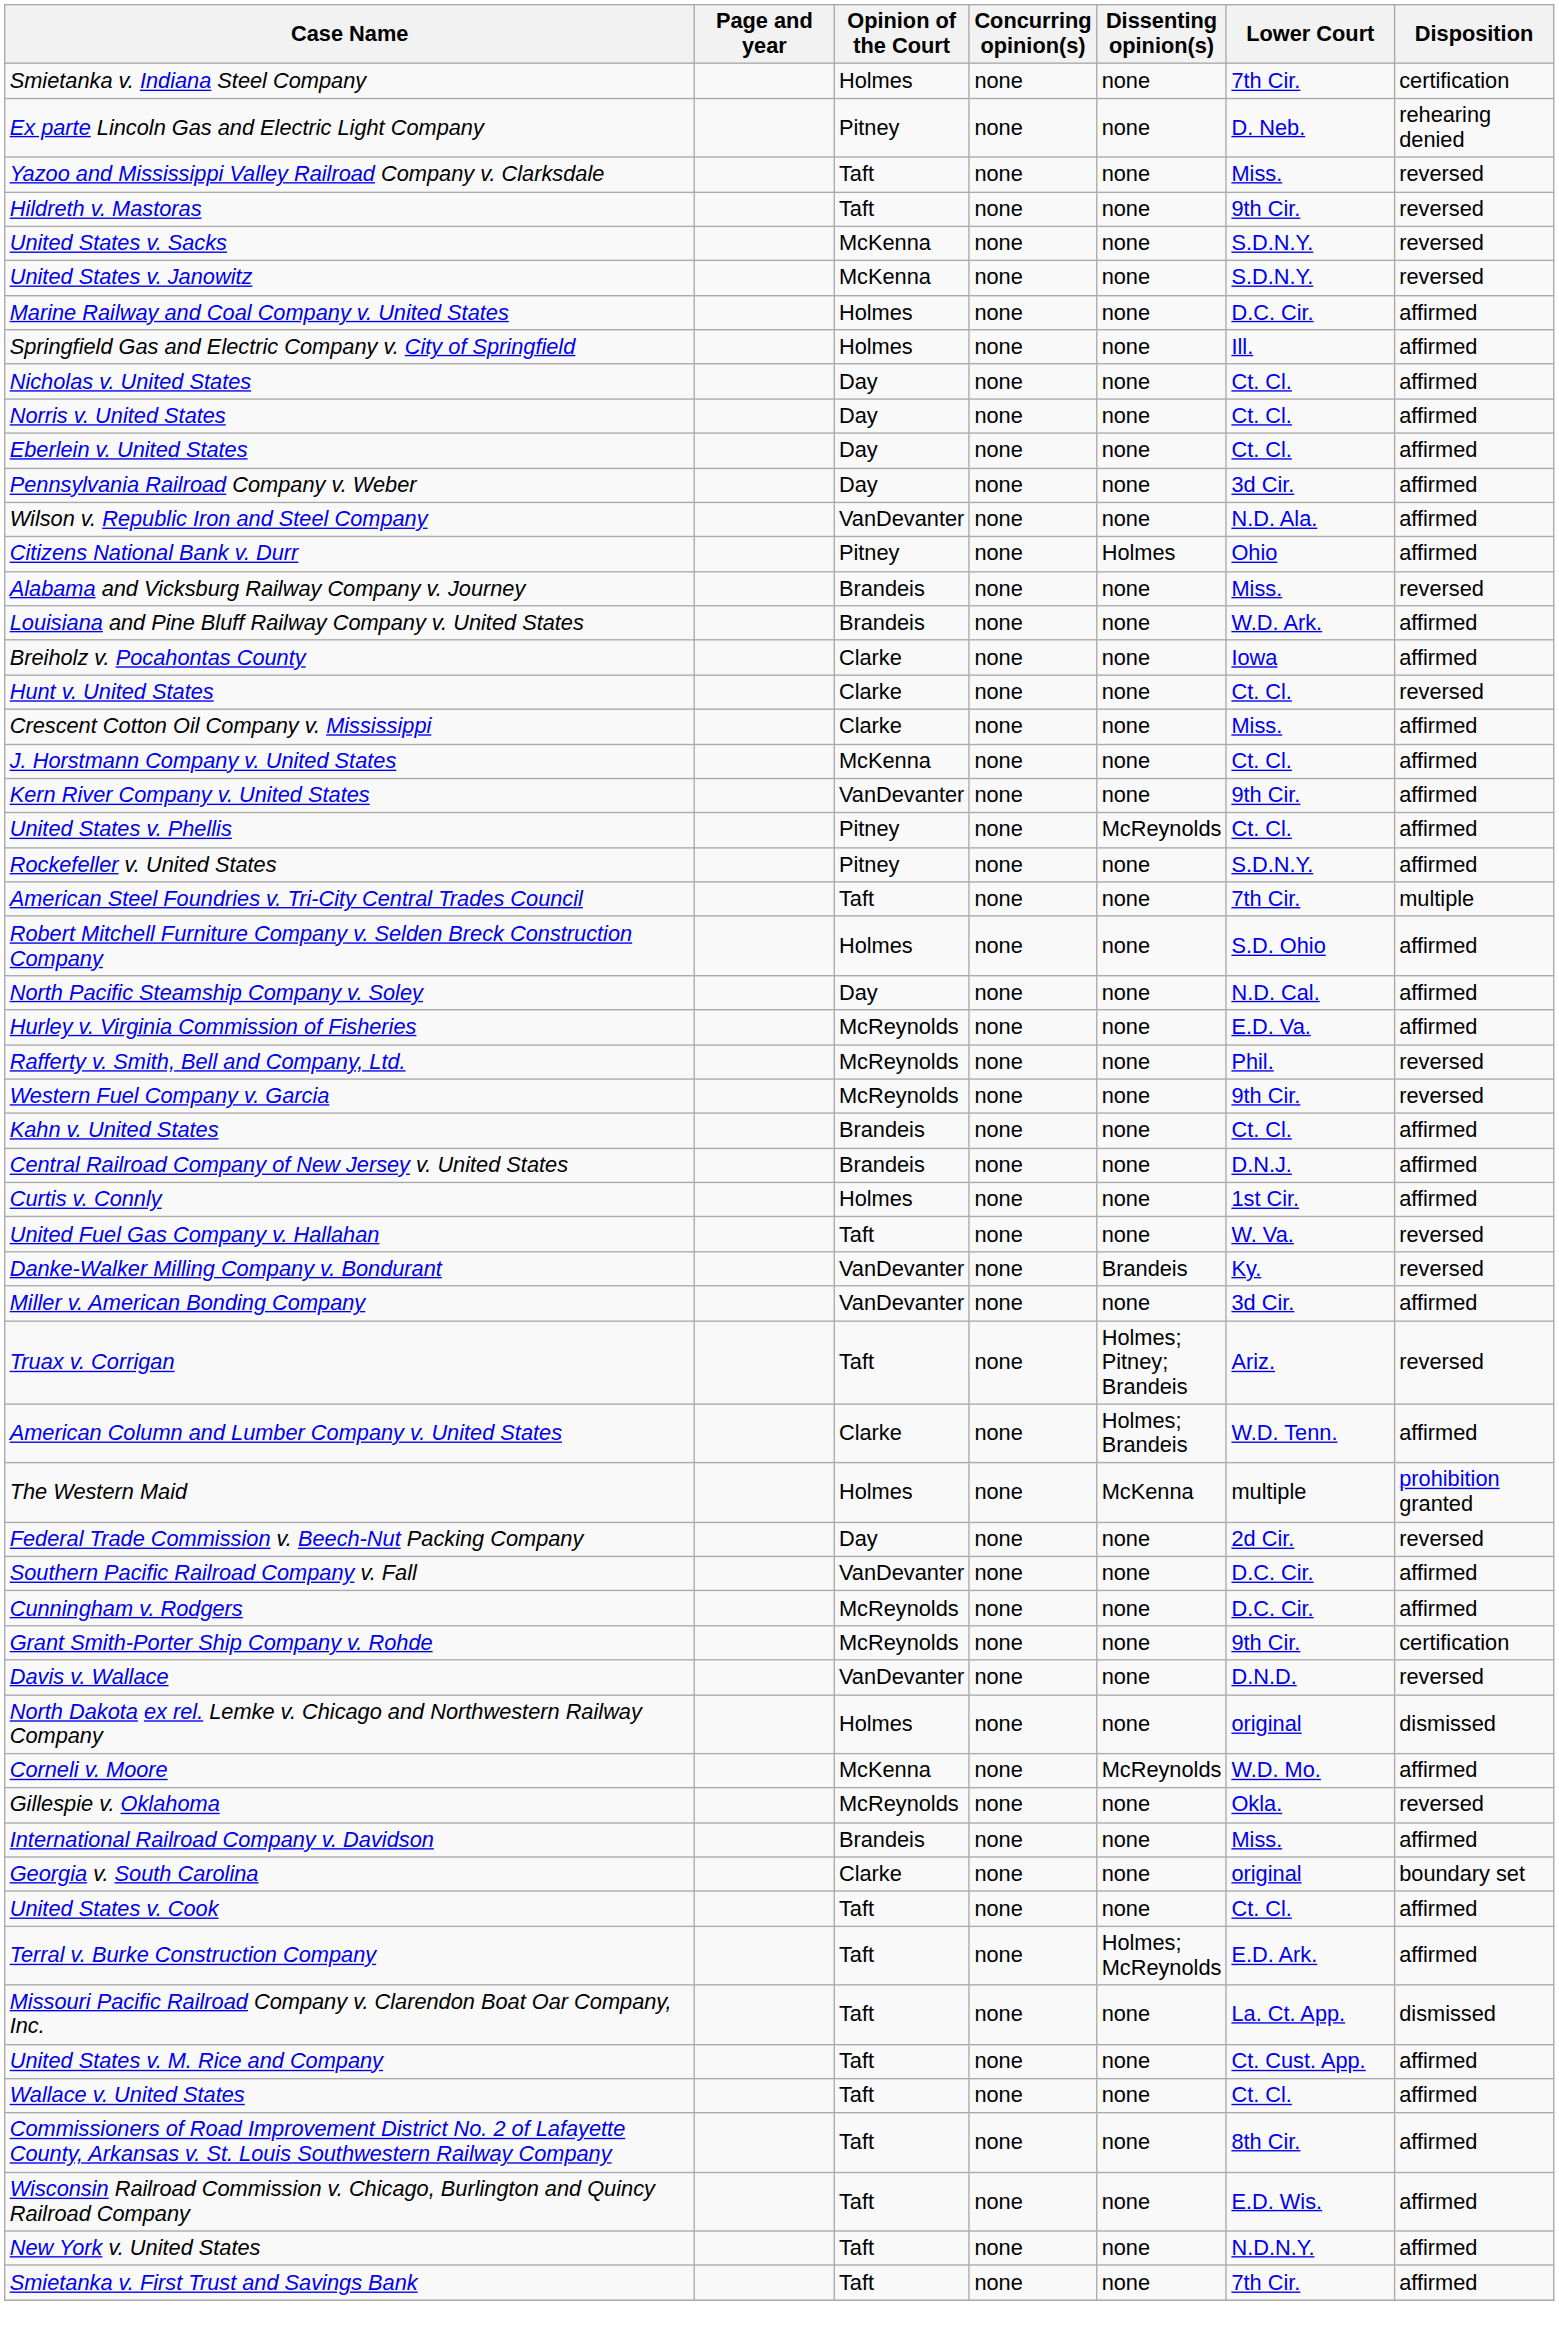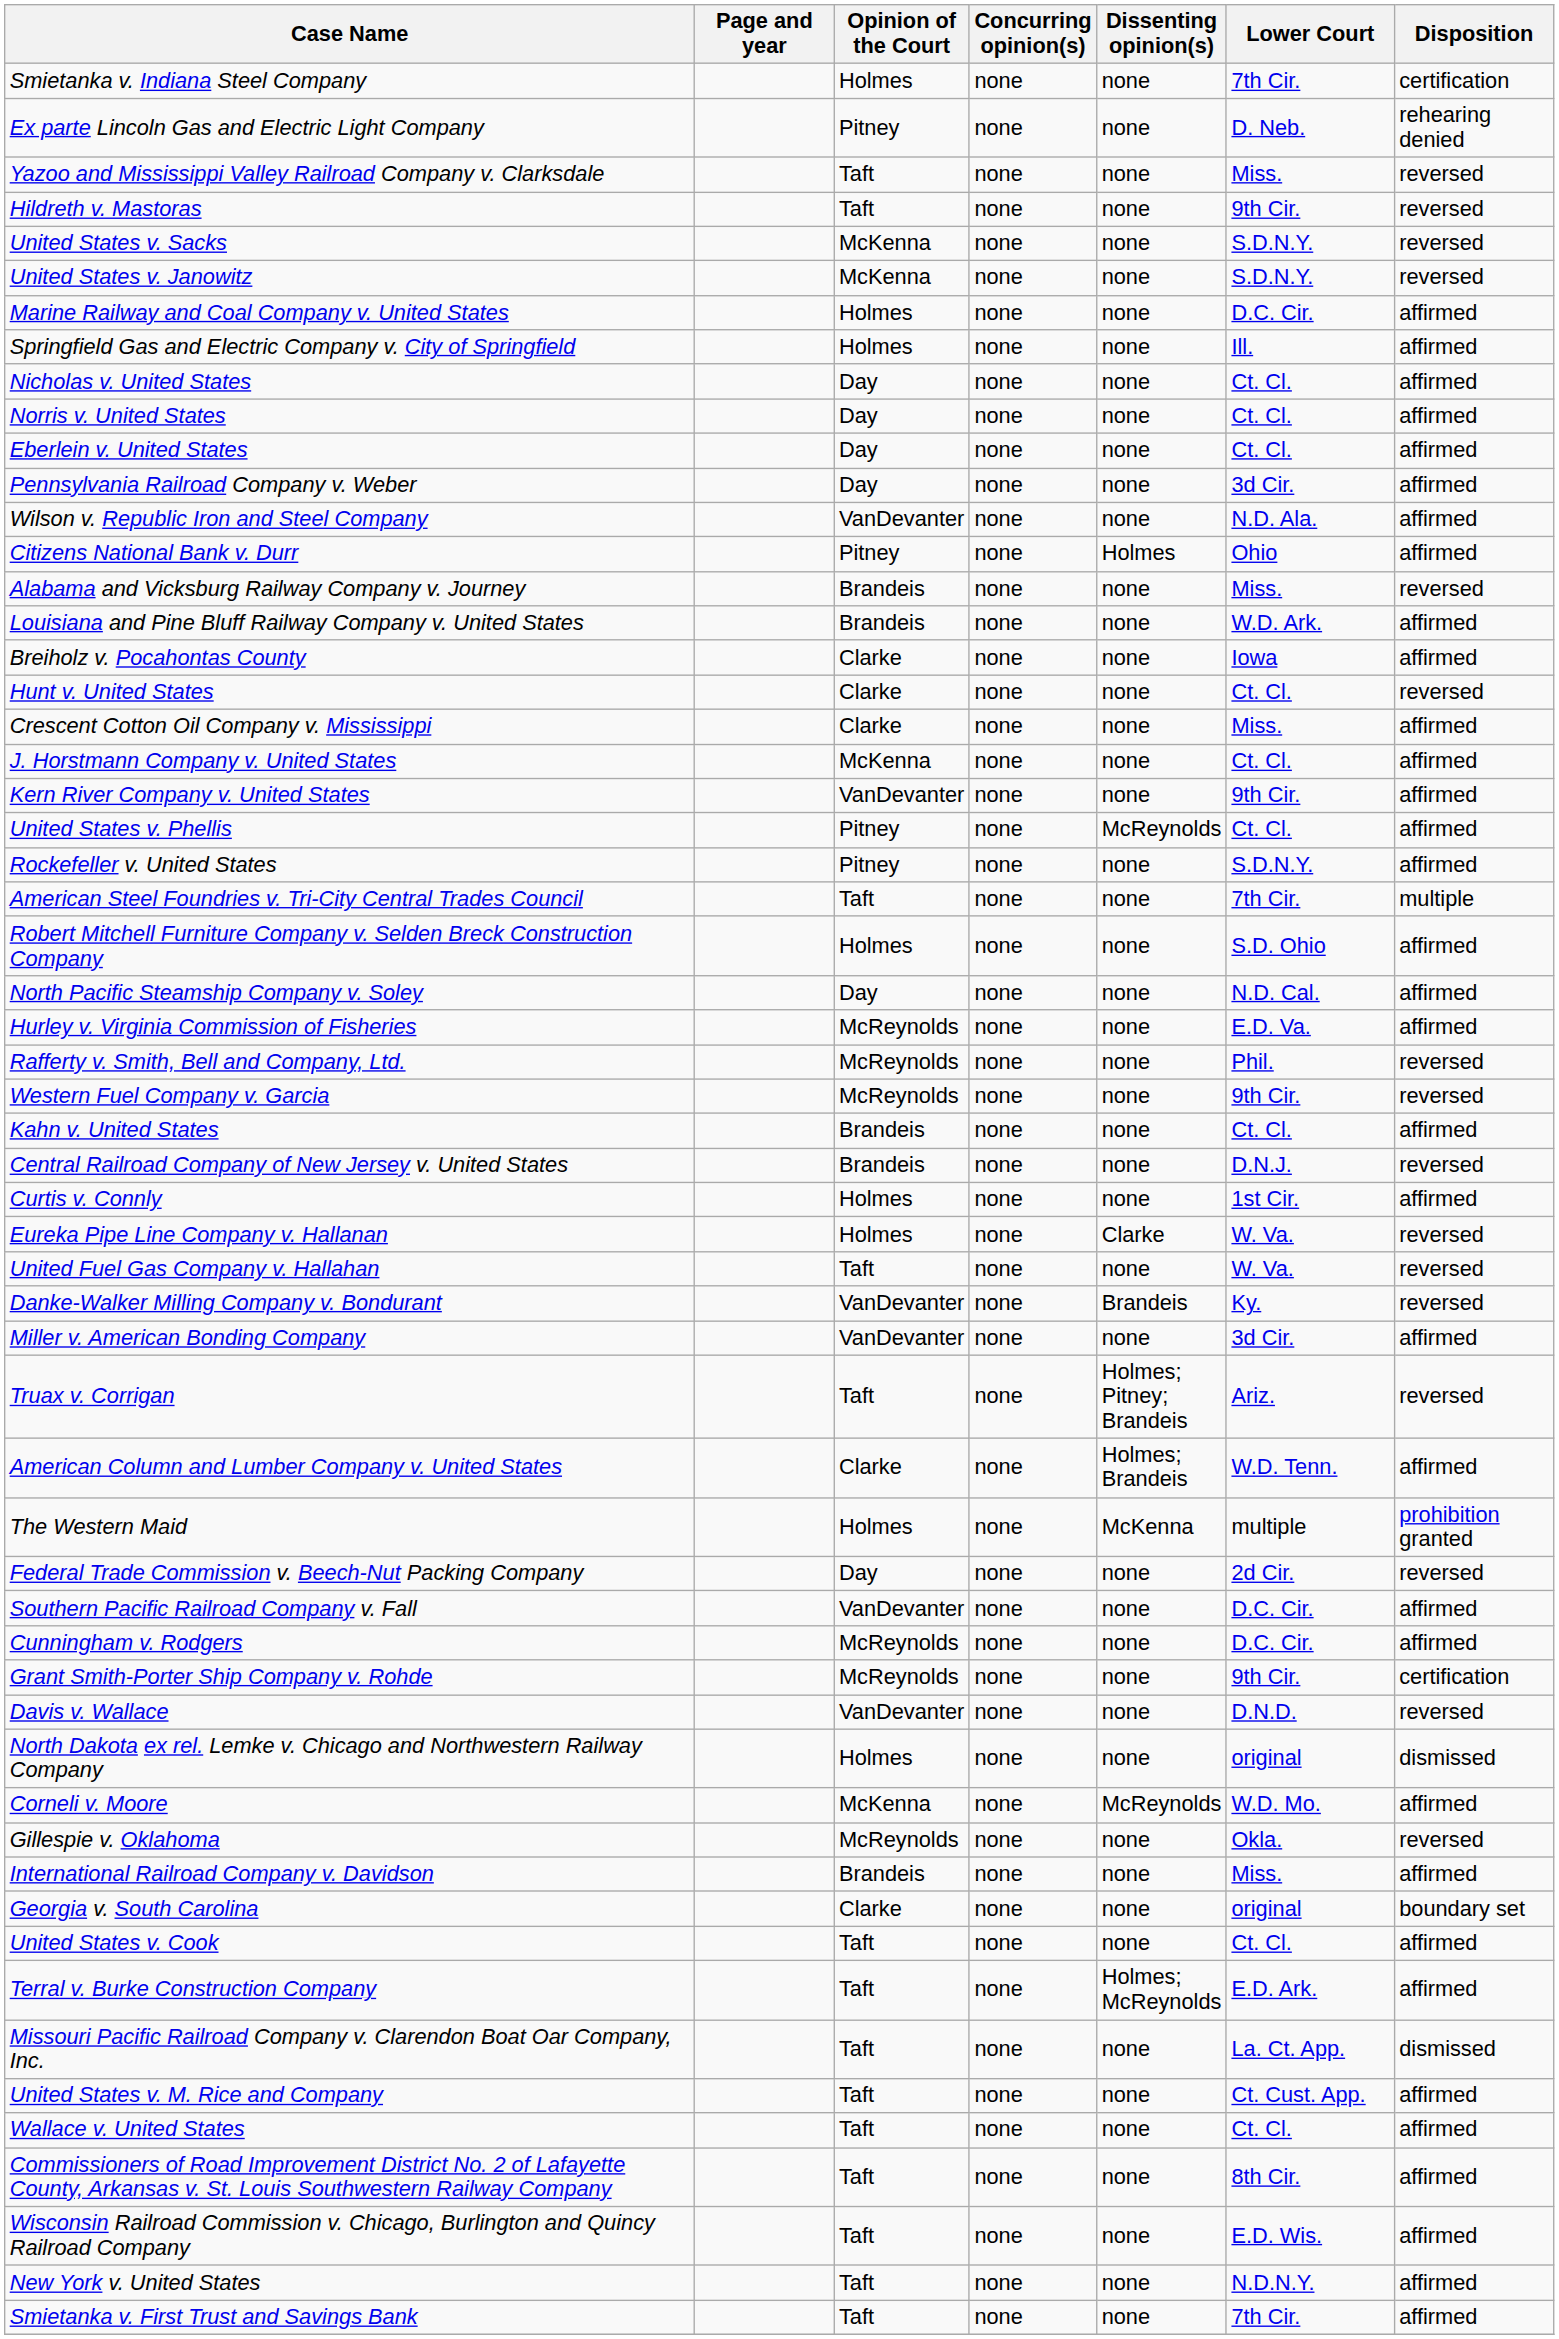(1438, 1165) affirmed -> (1442, 1165) reversed
+ row: (199, 1234)
